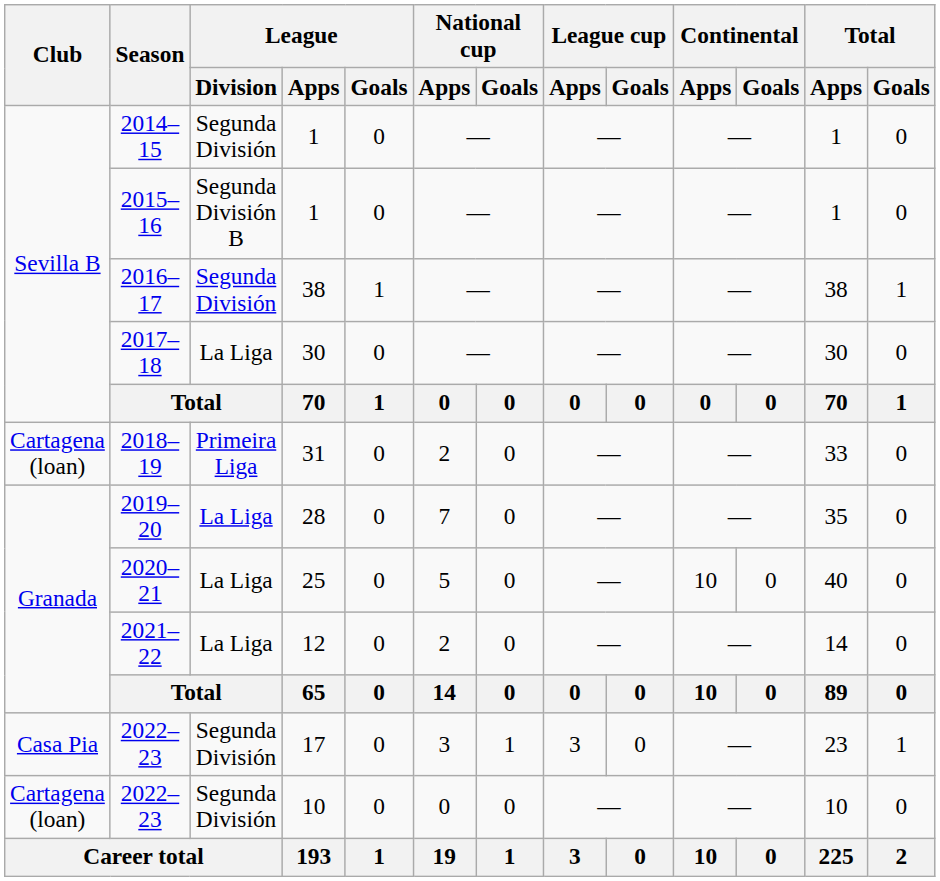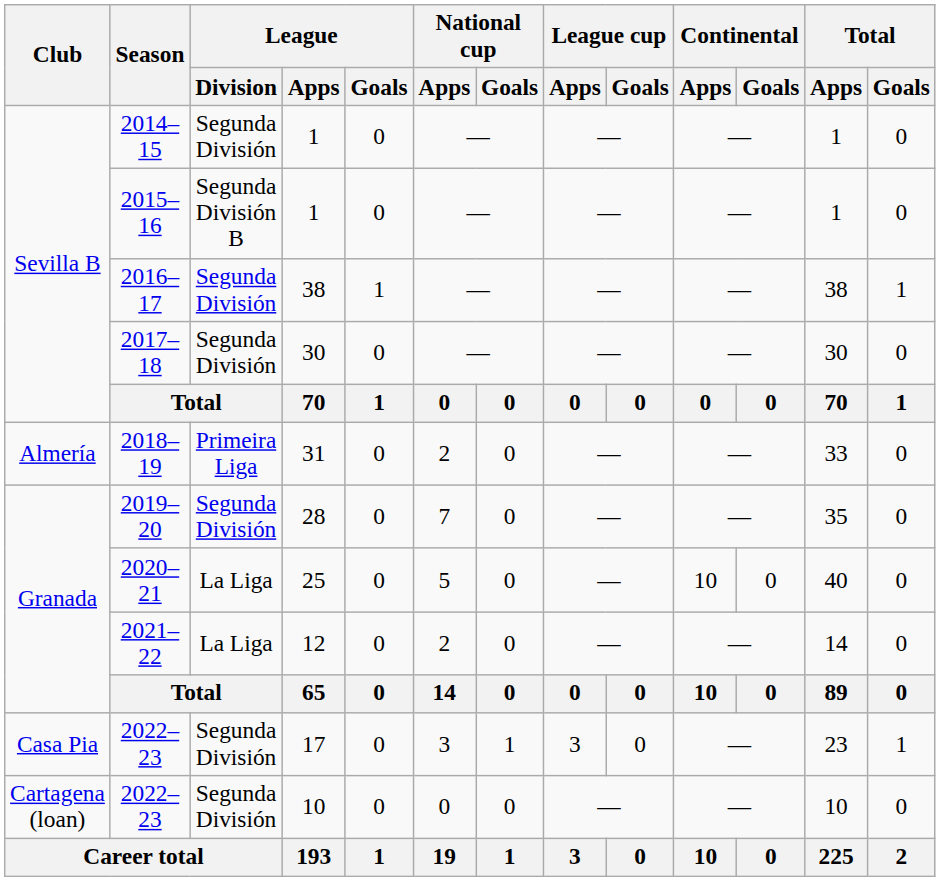(236, 352) La Liga -> (236, 352) Segunda División
(57, 453) Cartagena (loan) -> (57, 453) Almería
(236, 516) La Liga -> (236, 516) Segunda División
